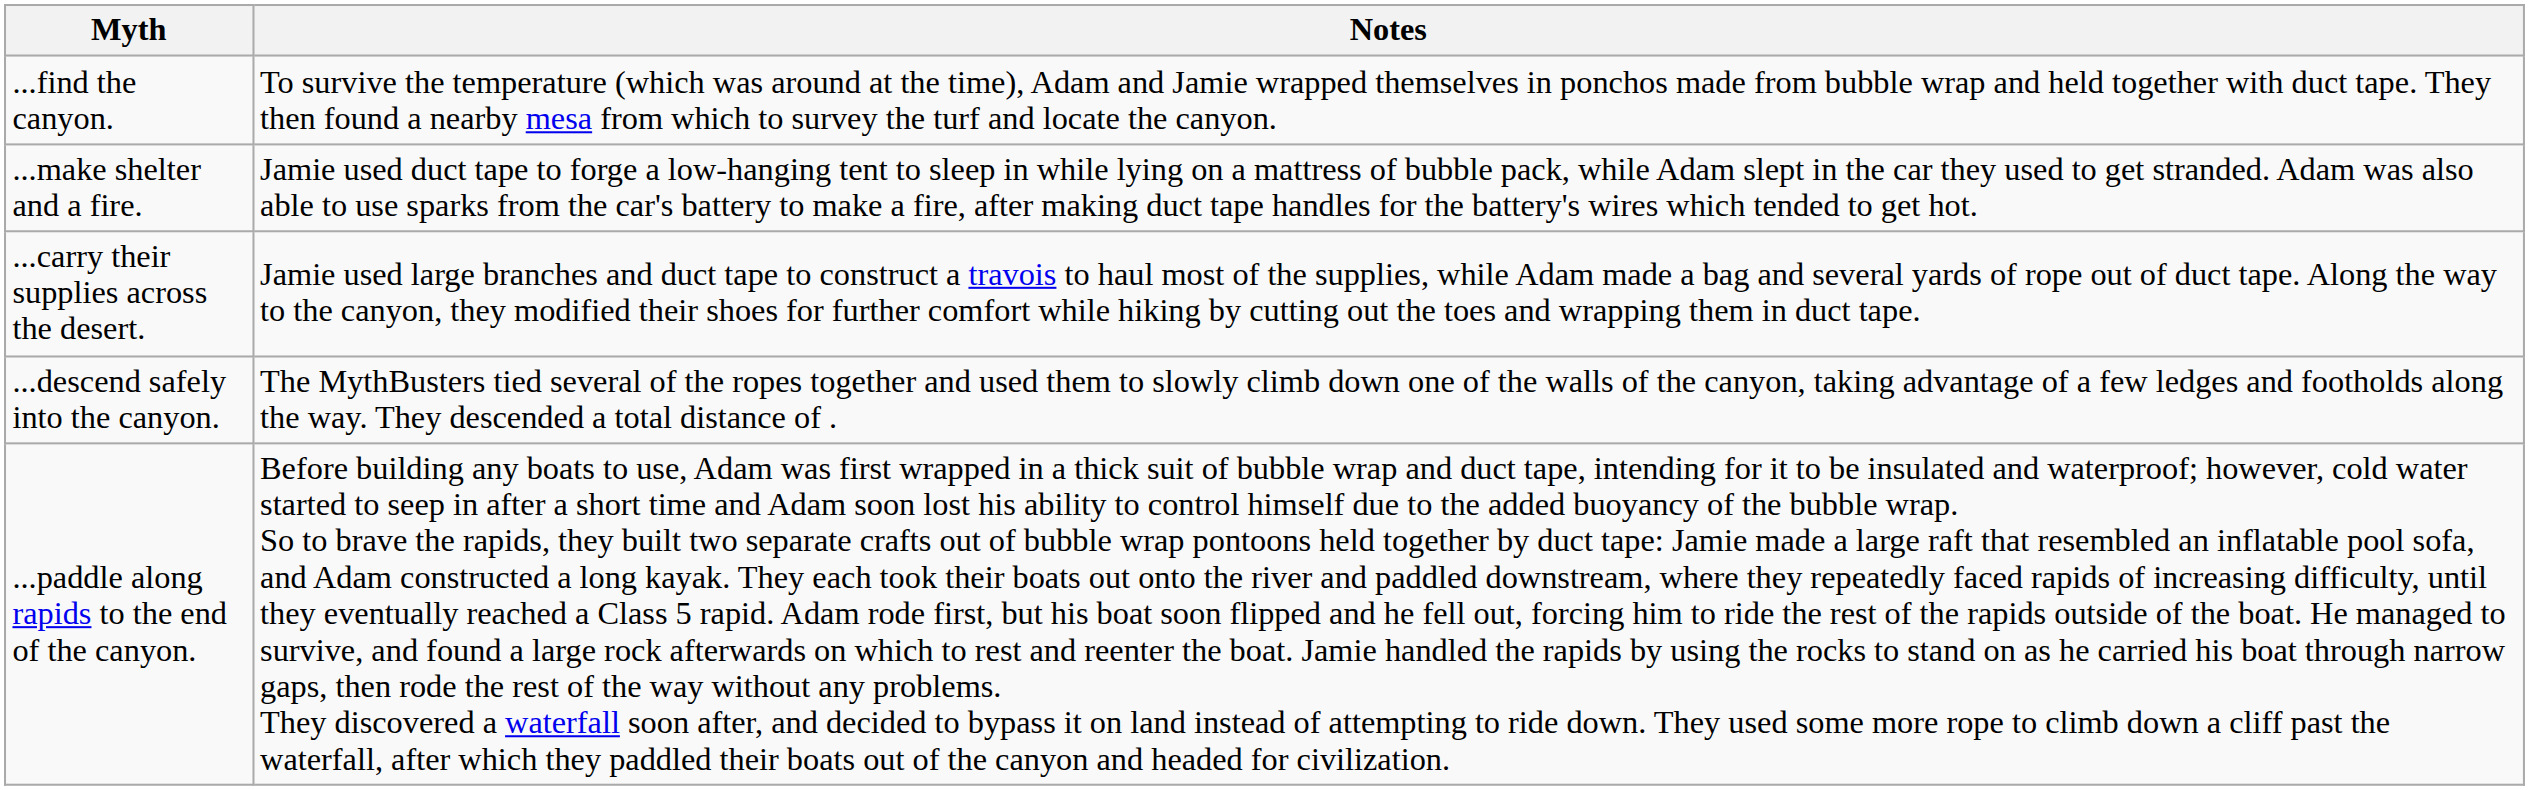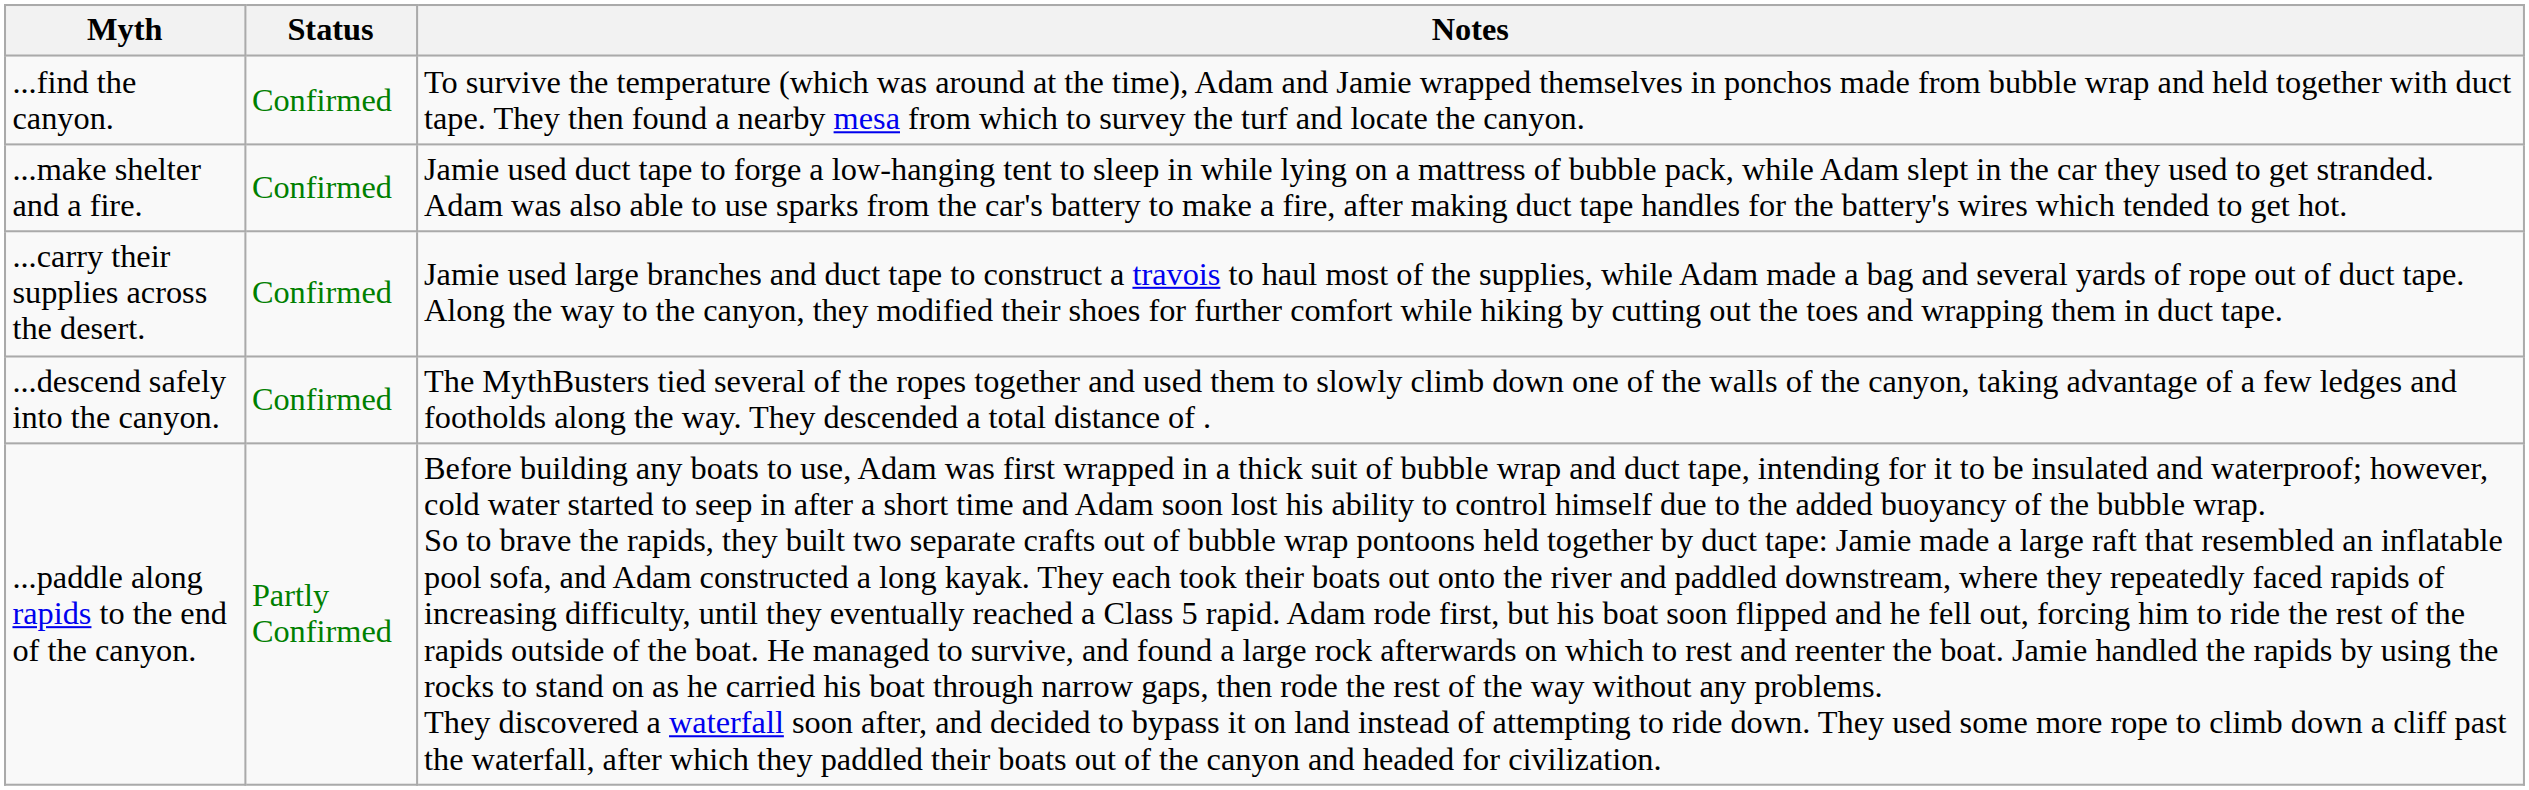+ column: (331, 30)
